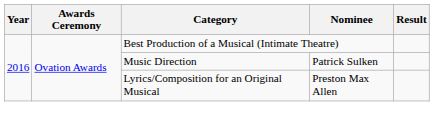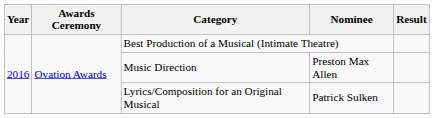(345, 61) Patrick Sulken -> (341, 67) Preston Max Allen
(341, 85) Preston Max Allen -> (345, 98) Patrick Sulken
